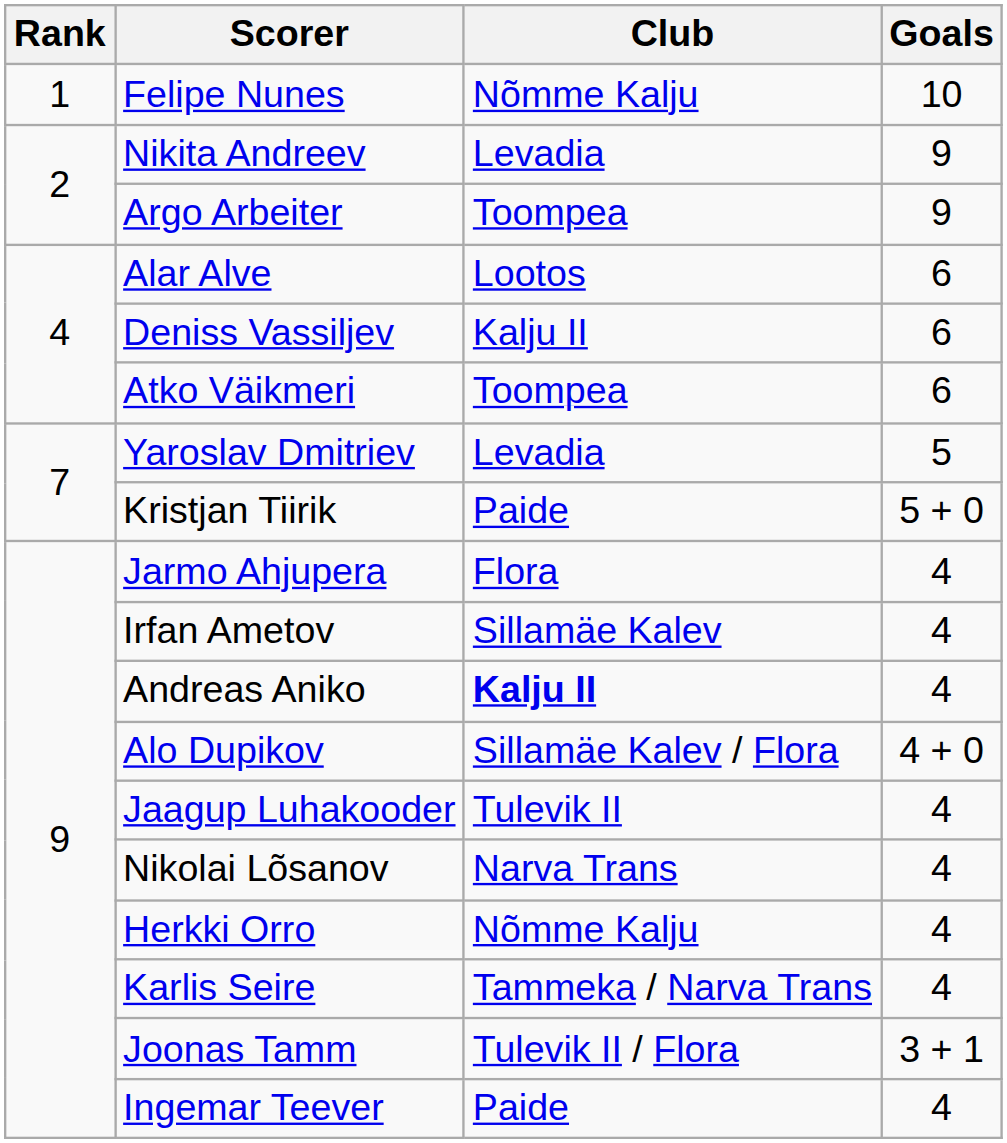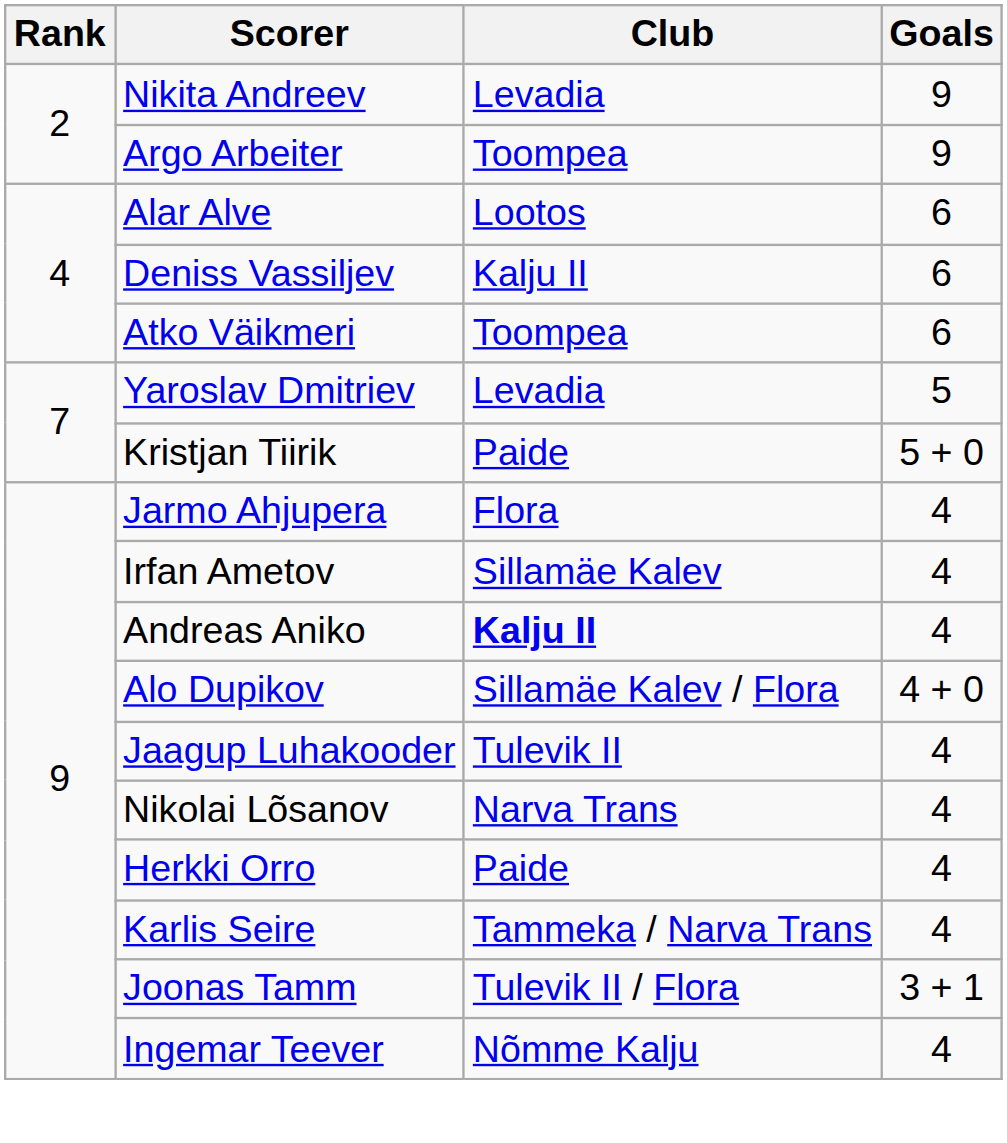- row: (234, 93)
(586, 928) Nõmme Kalju -> (521, 869) Paide
(521, 1107) Paide -> (586, 1048) Nõmme Kalju
